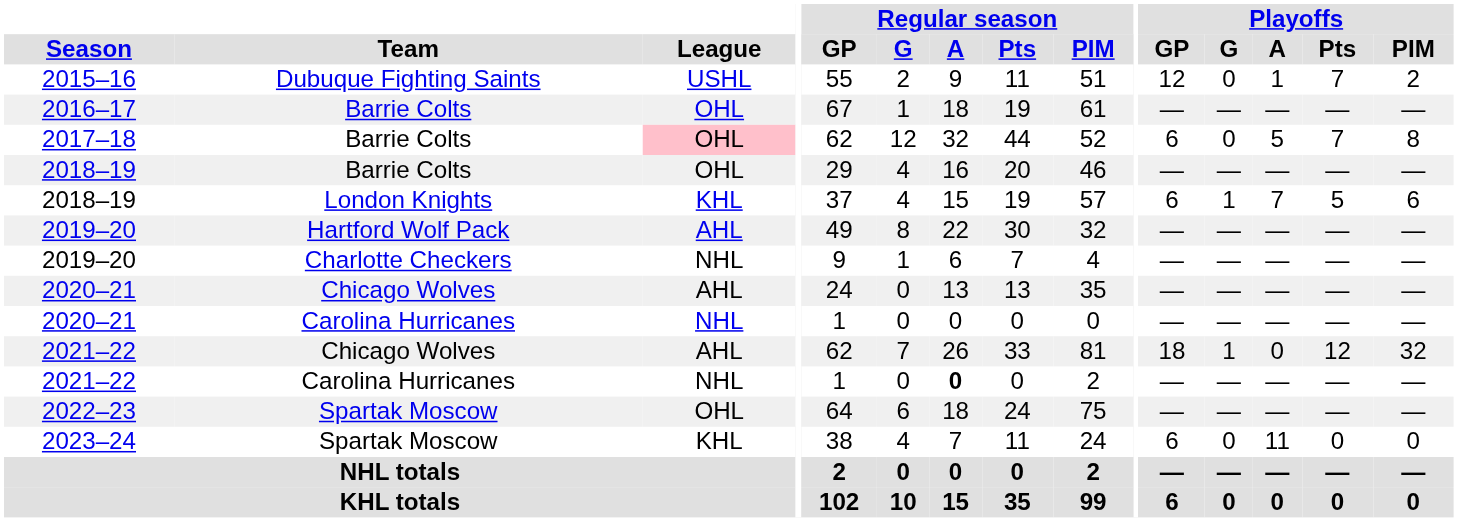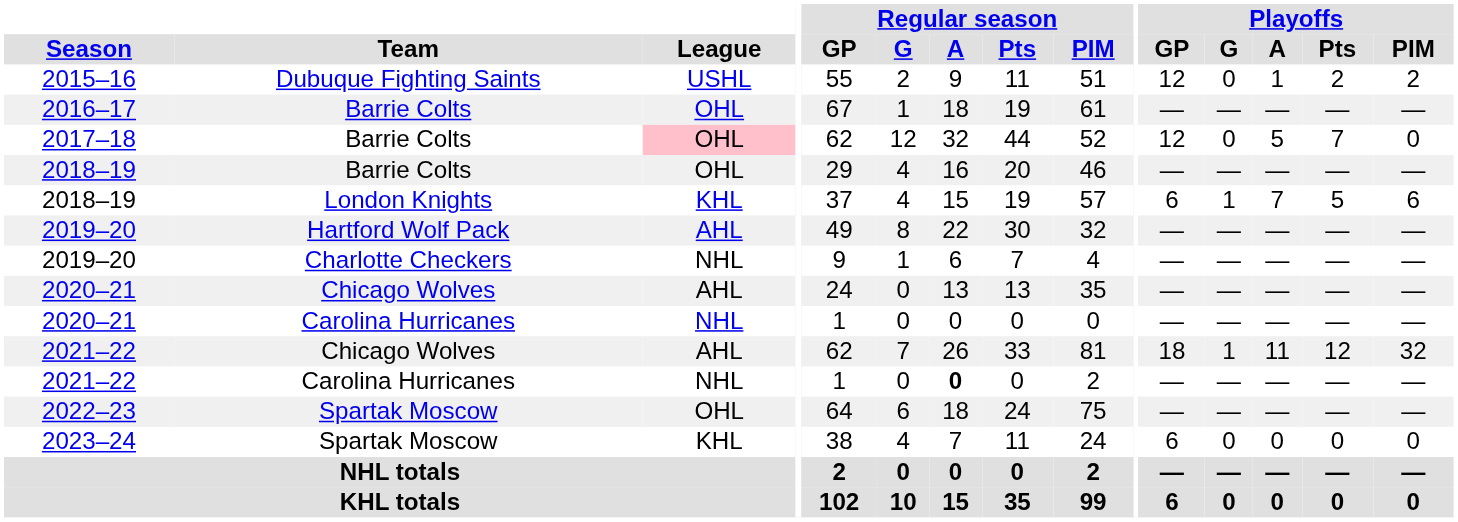(1337, 79) 7 -> (1337, 79) 2
(1172, 139) 6 -> (1172, 139) 12
(1413, 139) 8 -> (1413, 139) 0
(1277, 351) 0 -> (1277, 351) 11
(1277, 441) 11 -> (1277, 441) 0
